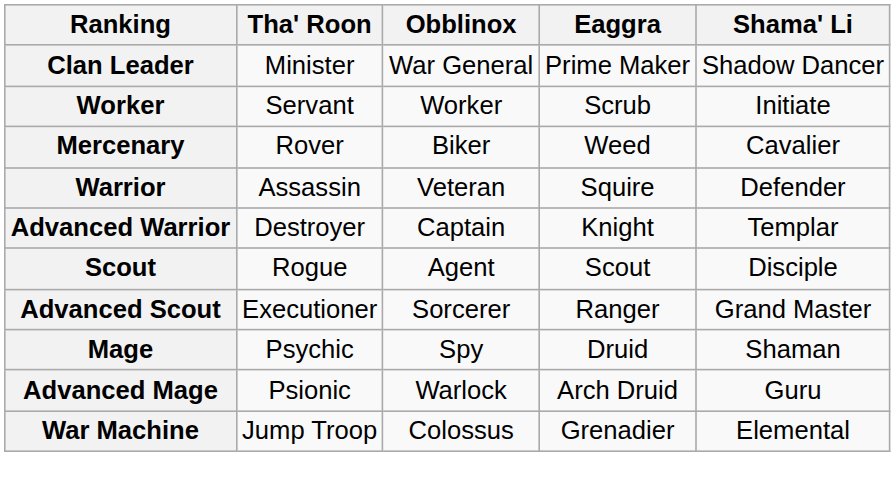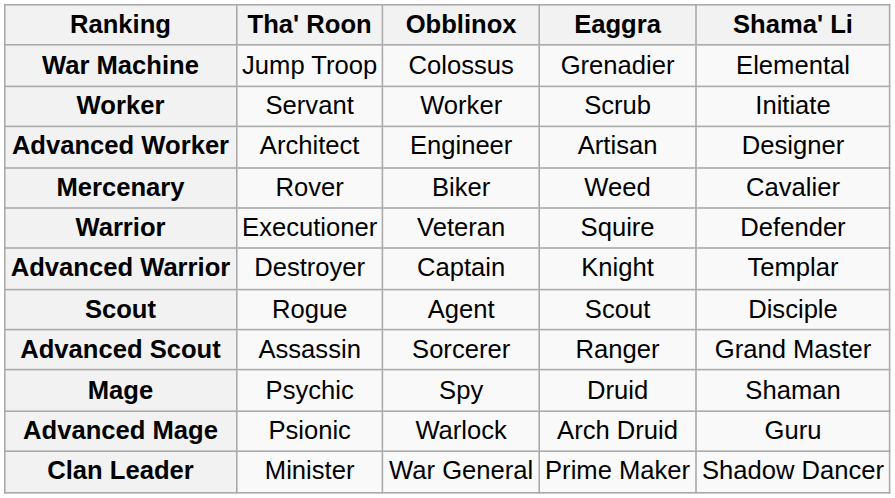rows swapped: (120, 65) <-> (120, 430)
+ row: (120, 146)
(310, 187) Assassin -> (310, 227) Executioner
(310, 308) Executioner -> (310, 349) Assassin
